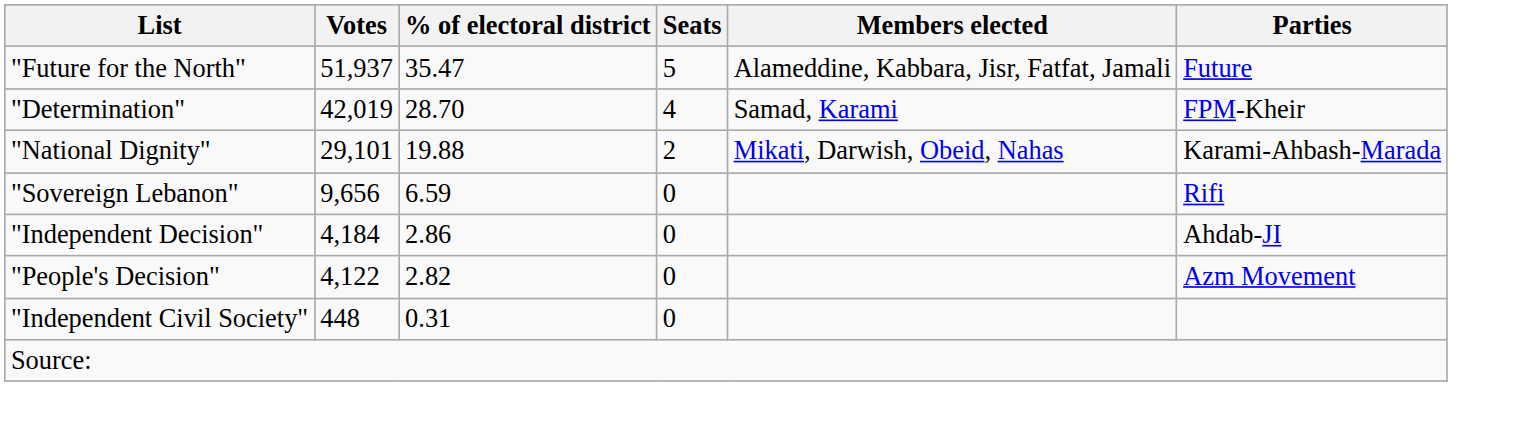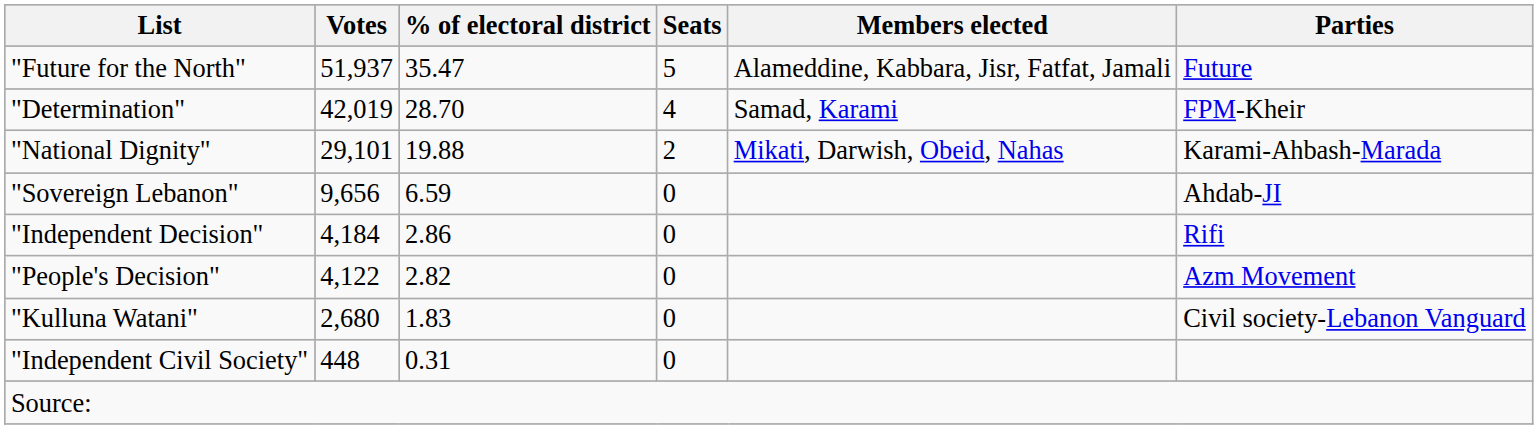(1204, 192) Rifi -> (1232, 192) Ahdab-JI
(1232, 234) Ahdab-JI -> (1204, 234) Rifi
+ row: (104, 318)
